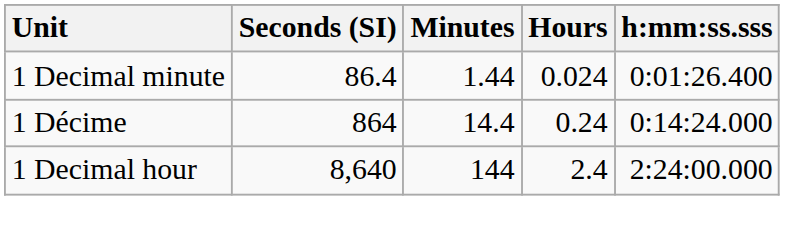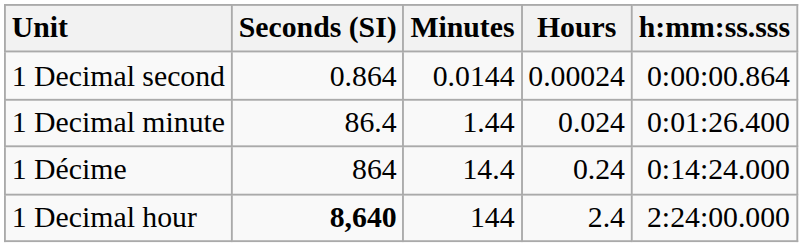+ row: (118, 75)
(363, 169) normal -> (363, 216) bold
